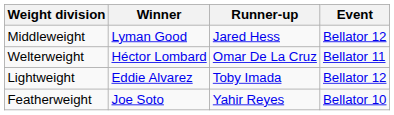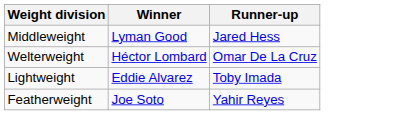- column: (355, 15)
